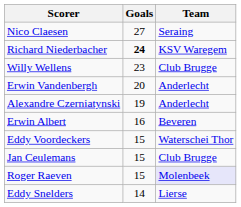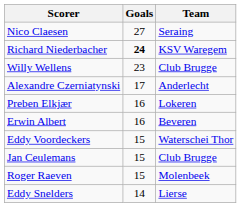- row: (52, 85)
(139, 103) 19 -> (139, 85) 17
+ row: (39, 103)
(184, 175) lavender background -> (184, 175) no background
